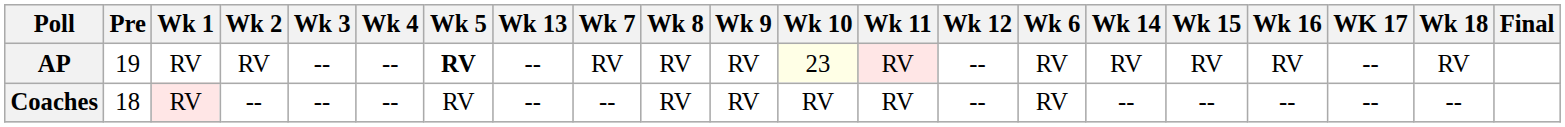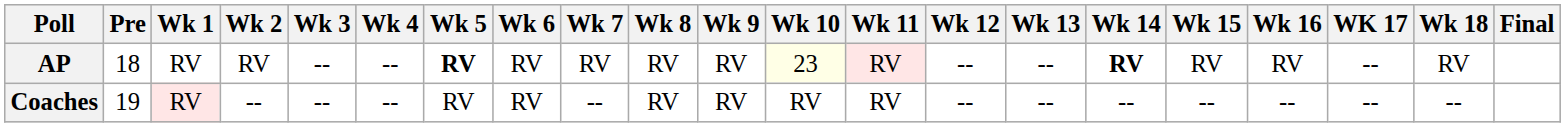columns swapped: (1052, 24) <-> (533, 24)
(128, 63) 19 -> (128, 63) 18
(1126, 63) normal -> (1126, 63) bold
(128, 102) 18 -> (128, 102) 19
